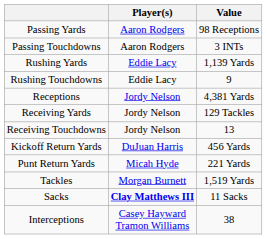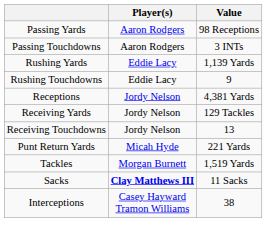- row: (56, 146)
